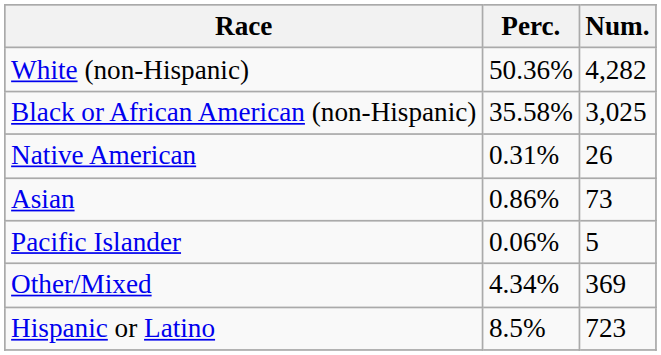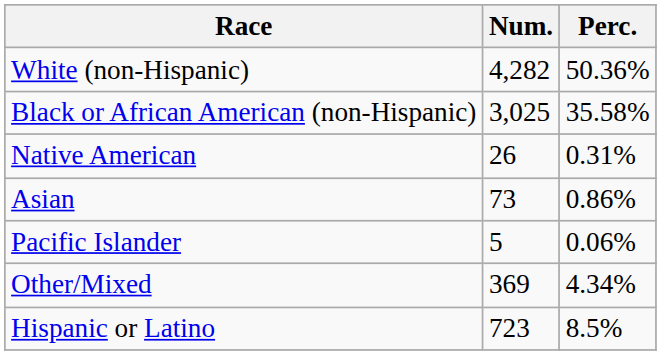columns swapped: (617, 26) <-> (531, 26)
